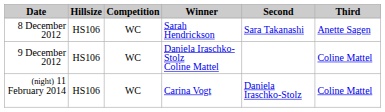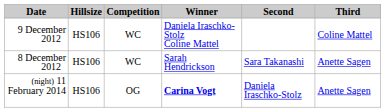rows swapped: (42, 30) <-> (42, 58)
(133, 90) WC -> (133, 90) OG
(188, 90) normal -> (190, 90) bold
(345, 90) Coline Mattel -> (344, 90) Anette Sagen
